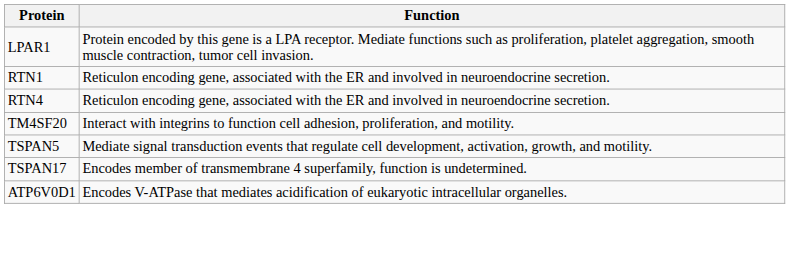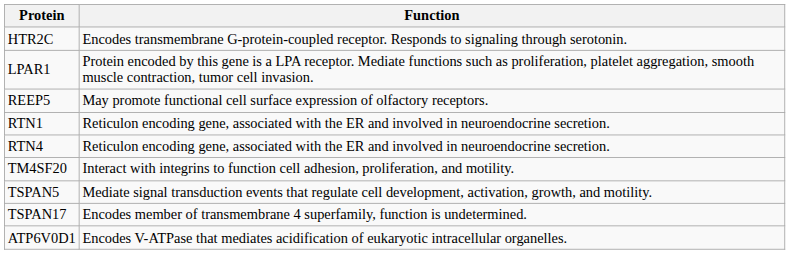+ row: (31, 38)
+ row: (29, 100)
